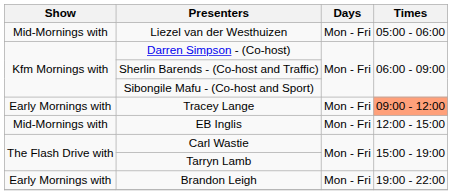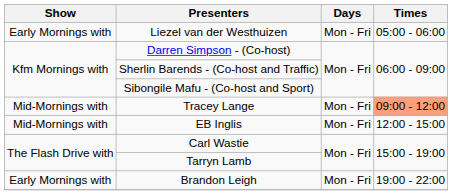(60, 32) Mid-Mornings with -> (60, 32) Early Mornings with
(60, 106) Early Mornings with -> (60, 106) Mid-Mornings with
